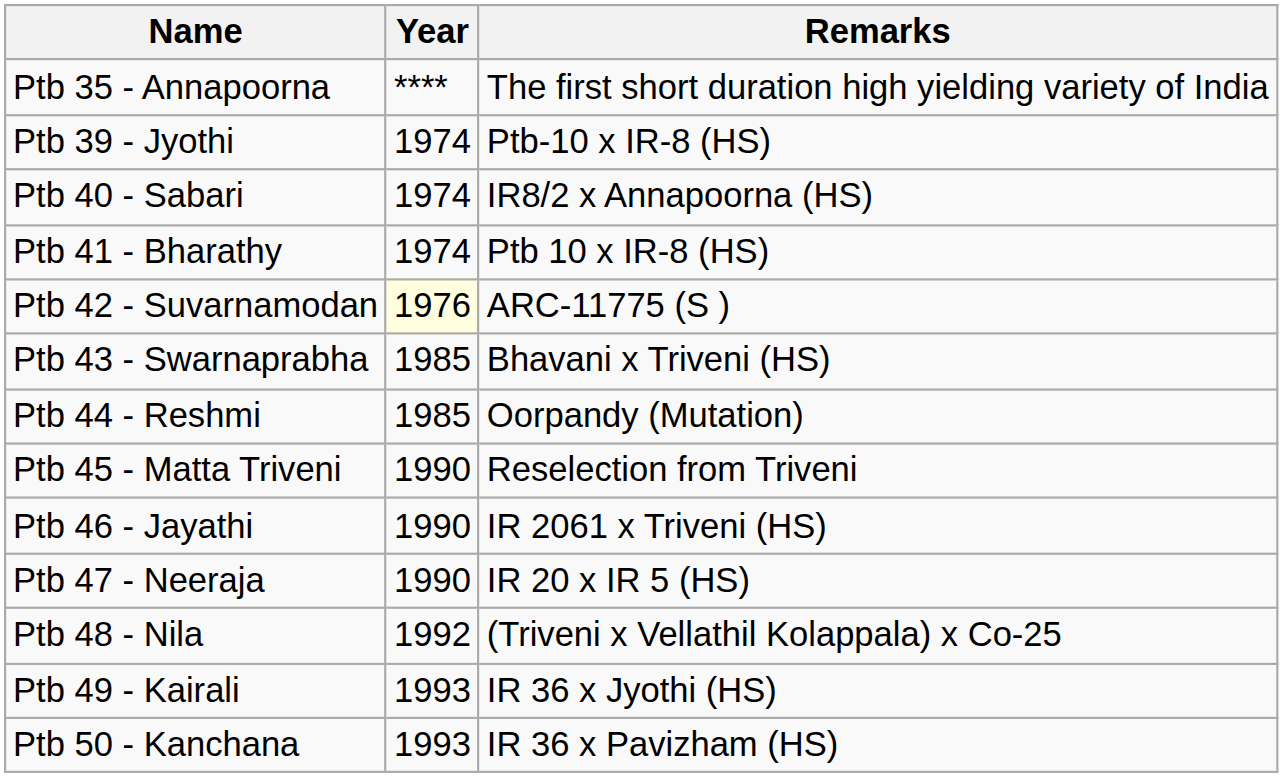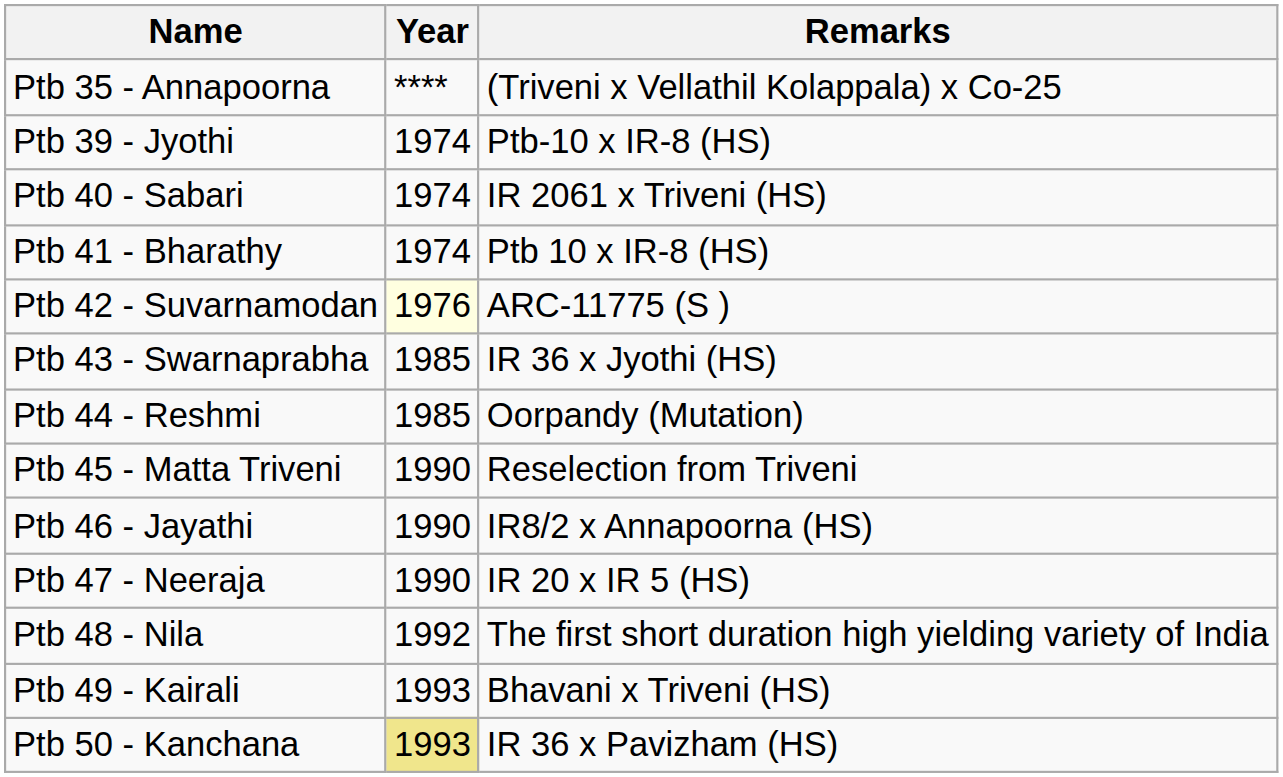(878, 86) The first short duration high yielding variety of India -> (774, 86) (Triveni x Vellathil Kolappala) x Co-25
(680, 196) IR8/2 x Annapoorna (HS) -> (657, 196) IR 2061 x Triveni (HS)
(659, 360) Bhavani x Triveni (HS) -> (632, 360) IR 36 x Jyothi (HS)
(657, 525) IR 2061 x Triveni (HS) -> (680, 525) IR8/2 x Annapoorna (HS)
(774, 634) (Triveni x Vellathil Kolappala) x Co-25 -> (878, 634) The first short duration high yielding variety of India
(632, 689) IR 36 x Jyothi (HS) -> (659, 689) Bhavani x Triveni (HS)
(432, 744) no background -> (432, 744) khaki background
